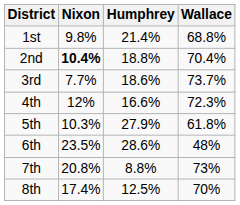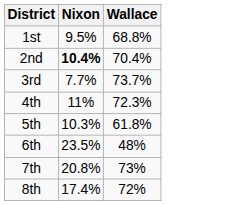- column: (141, 15)
(81, 37) 9.8% -> (81, 37) 9.5%
(81, 102) 12% -> (81, 102) 11%
(206, 189) 70% -> (132, 189) 72%
